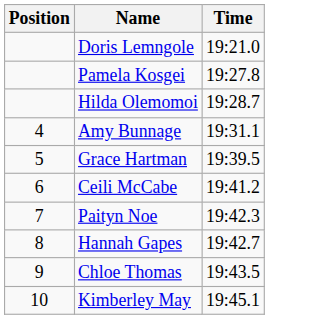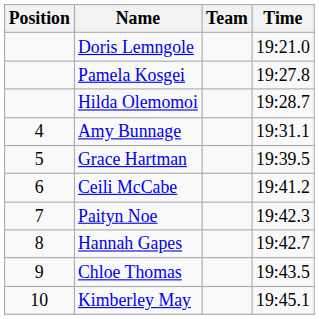+ column: (227, 18)
